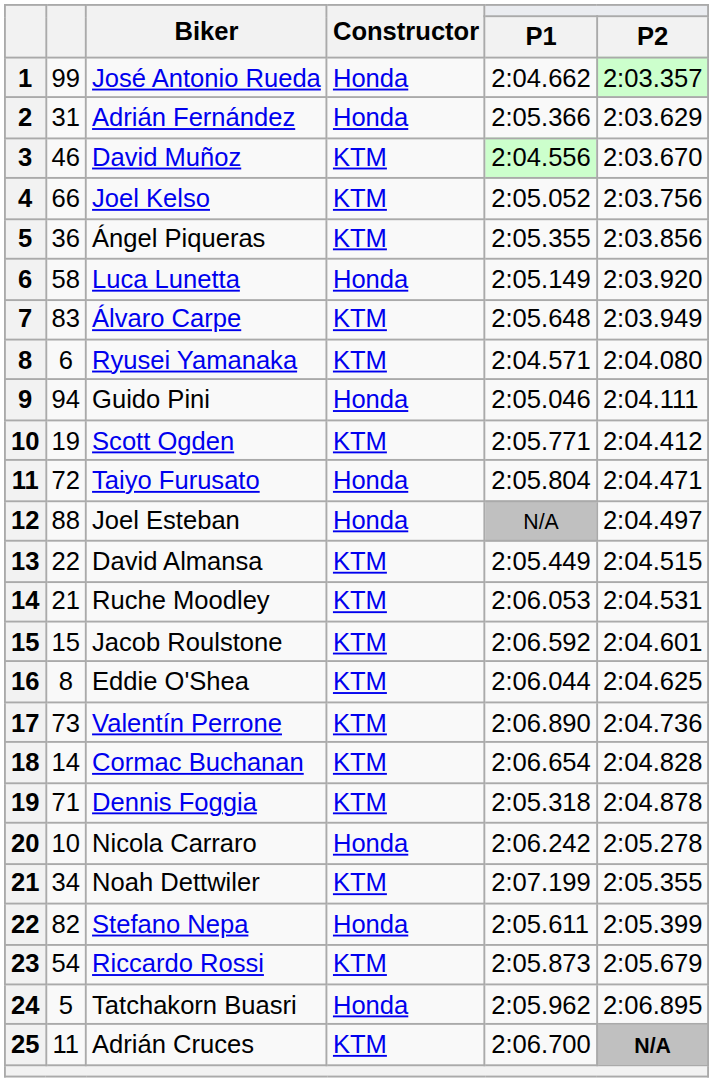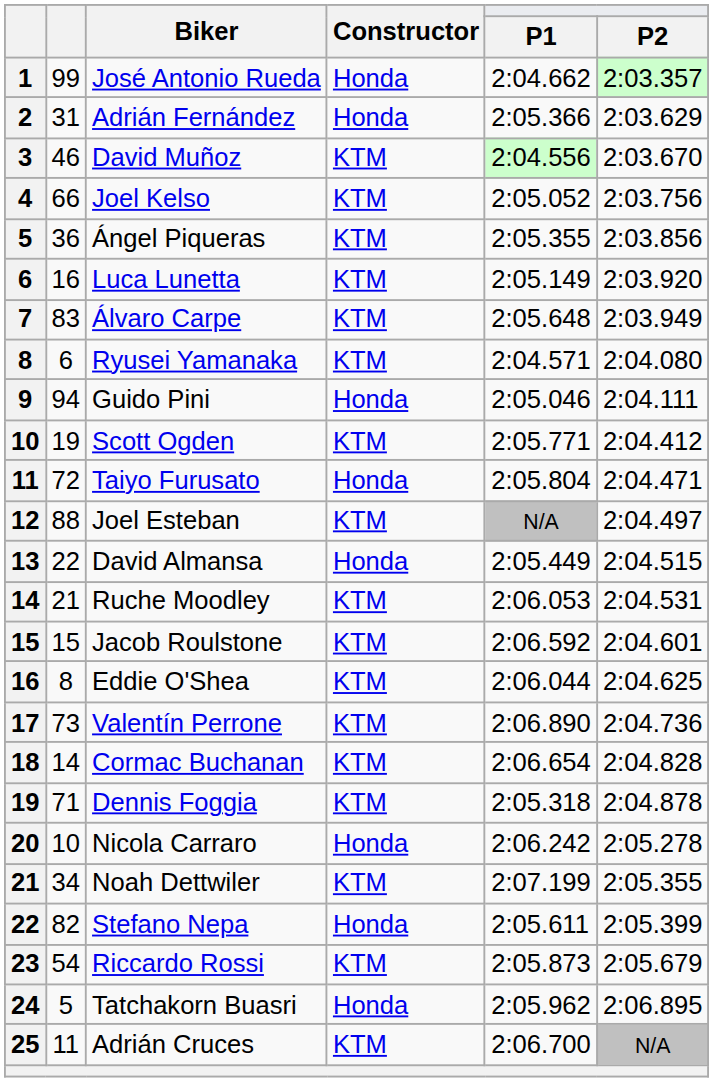(66, 279) 58 -> (66, 279) 16
(371, 279) Honda -> (360, 279) KTM
(371, 520) Honda -> (360, 520) KTM
(360, 561) KTM -> (371, 561) Honda
(653, 1044) bold -> (653, 1045) normal
